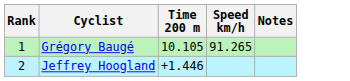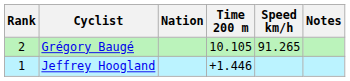+ column: (182, 21)
(22, 47) 1 -> (22, 47) 2
(22, 66) 2 -> (22, 66) 1
